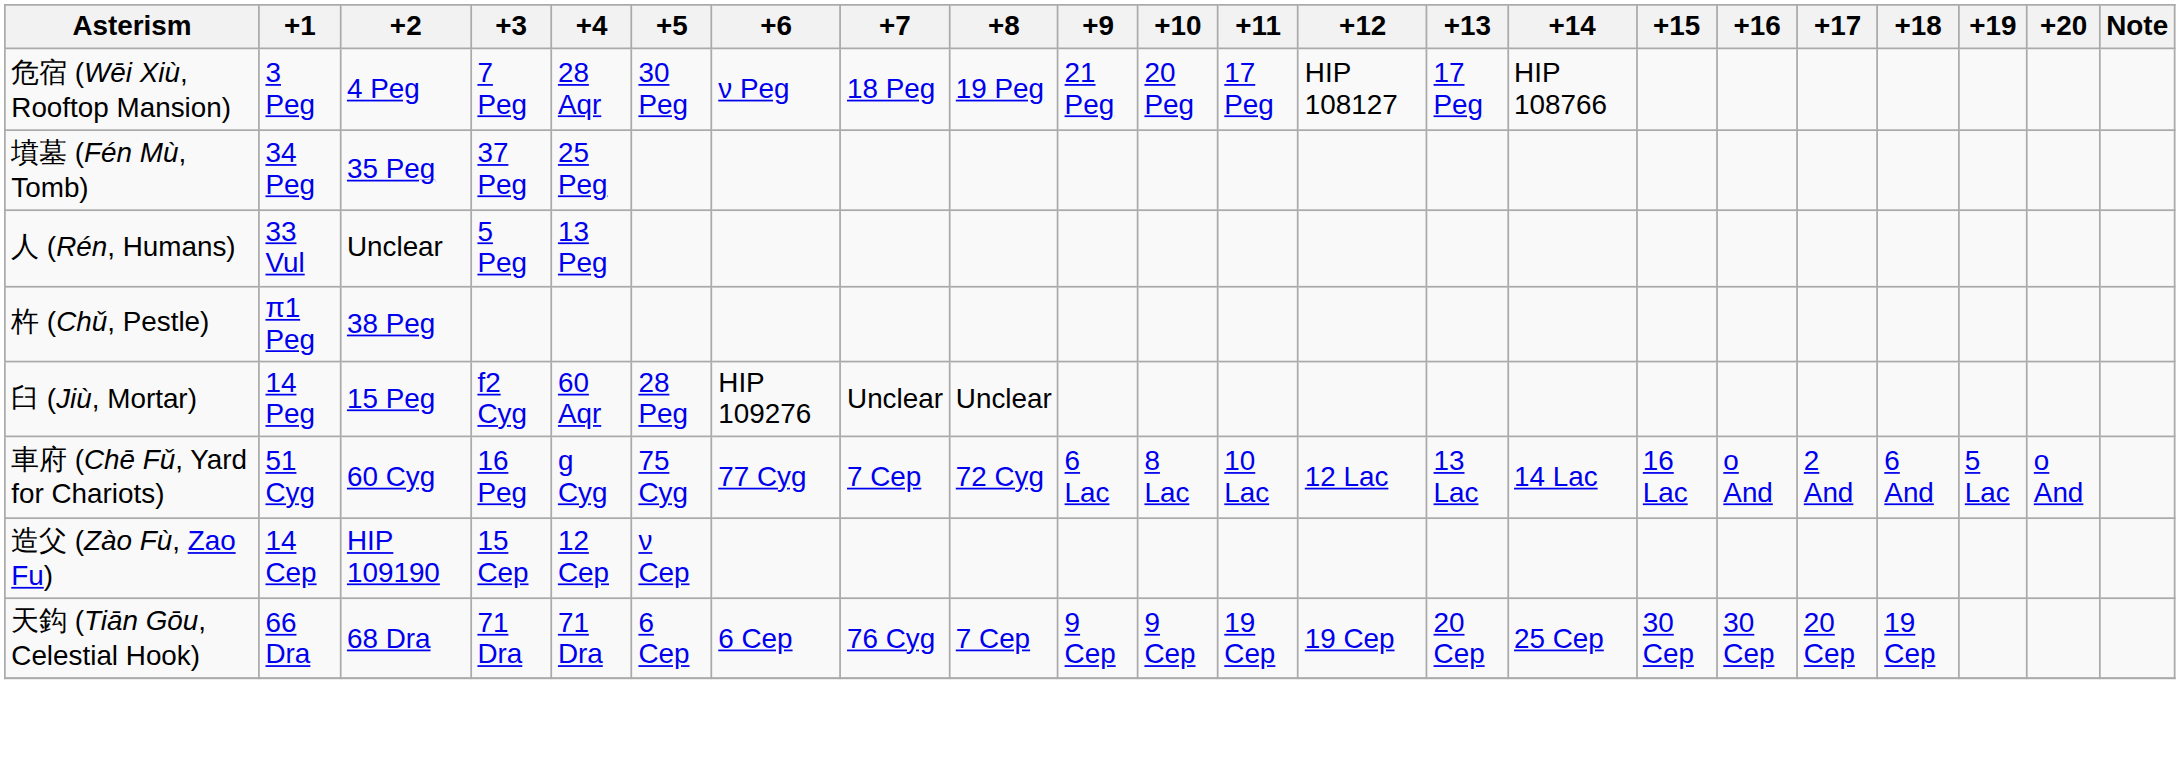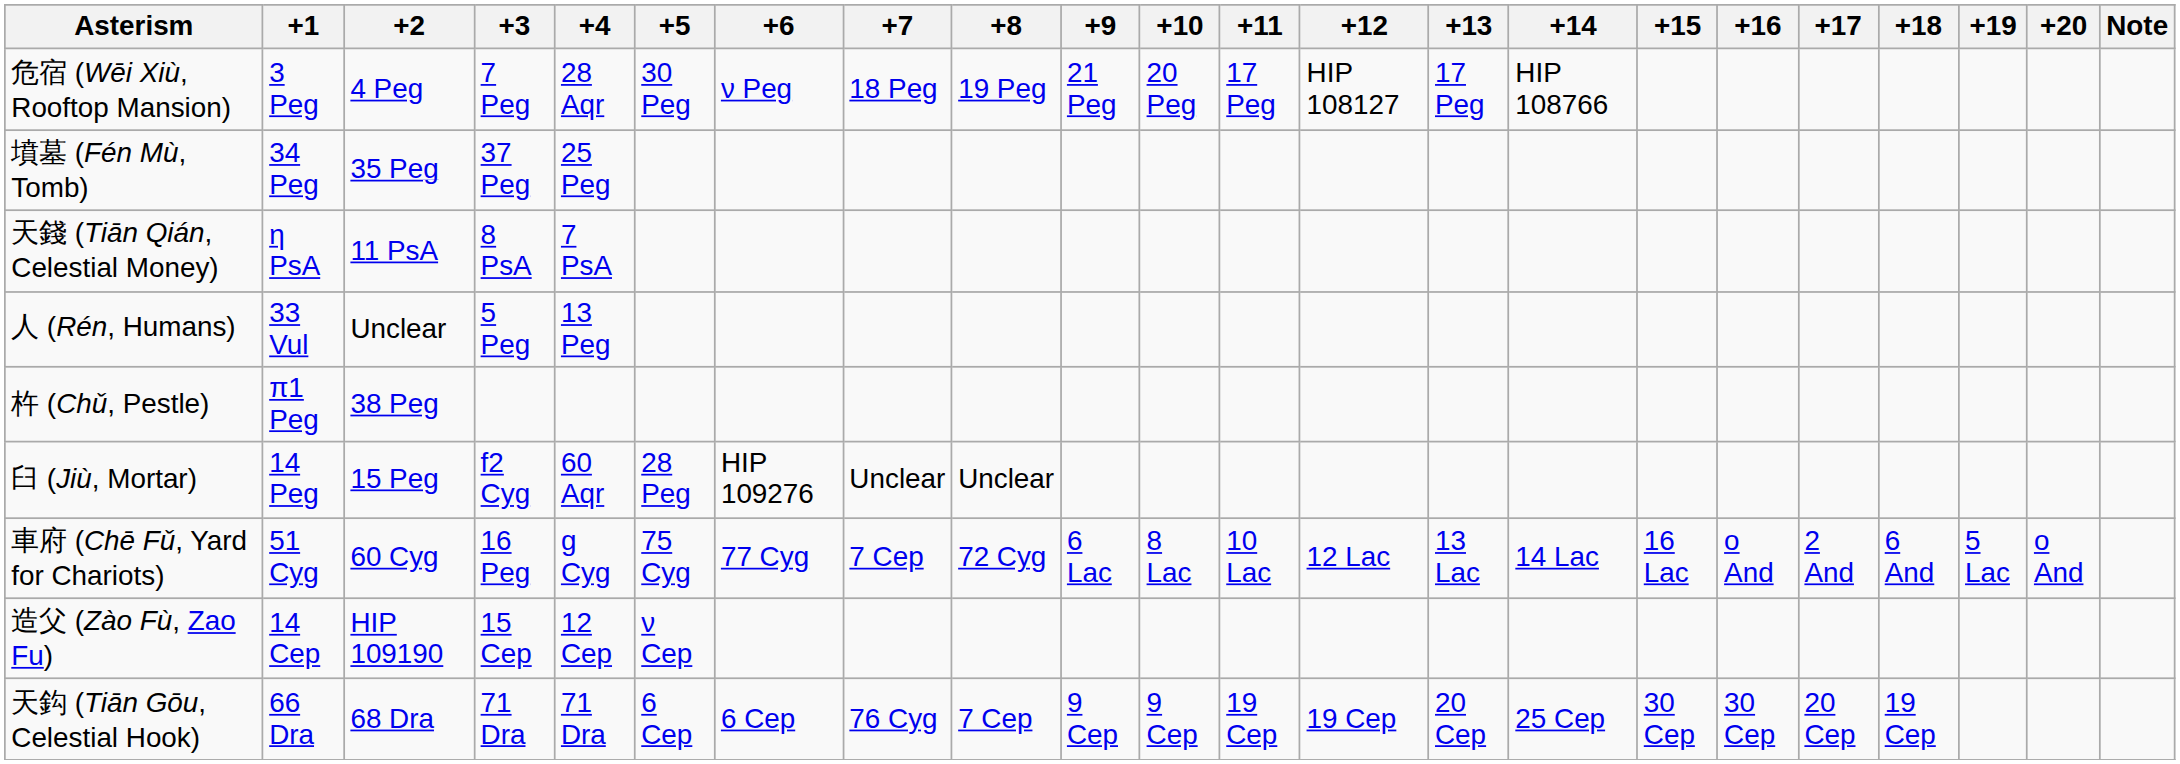+ row: (115, 251)
